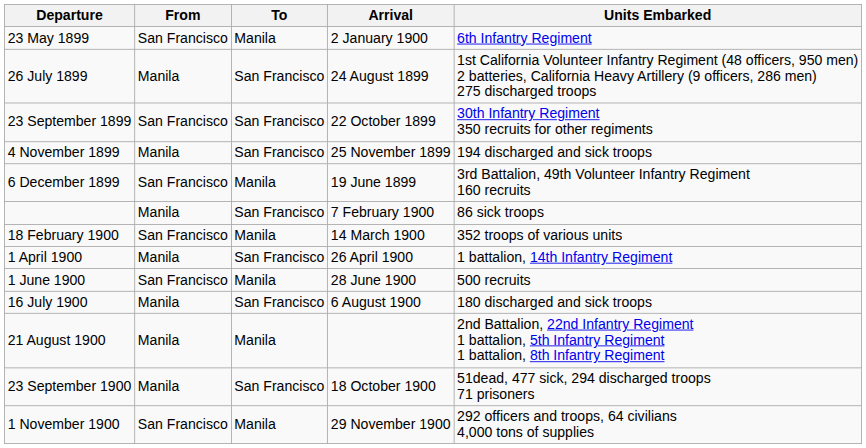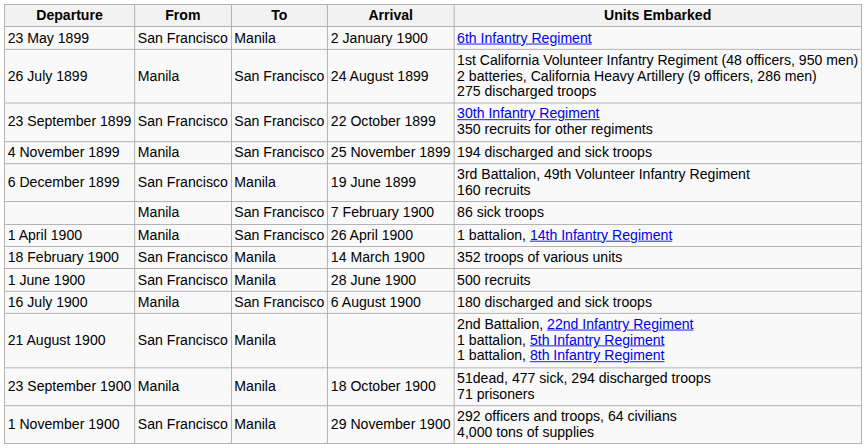rows swapped: (63, 235) <-> (45, 257)
(159, 340) Manila -> (183, 340) San Francisco
(279, 386) San Francisco -> (255, 386) Manila
